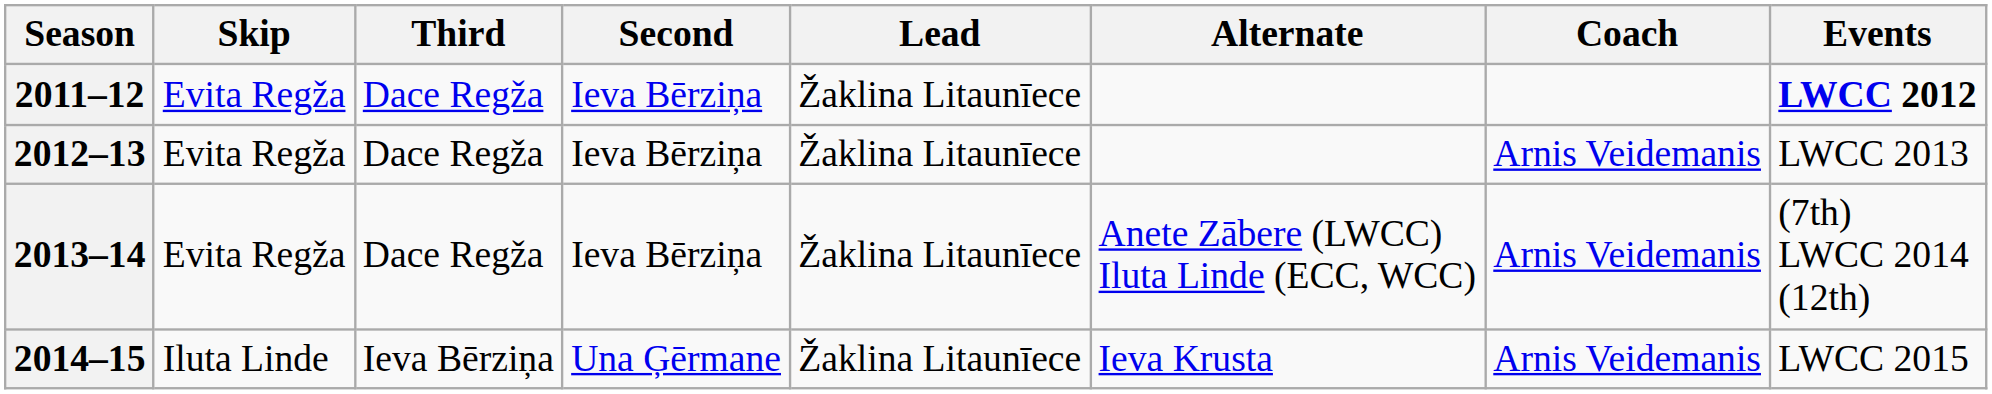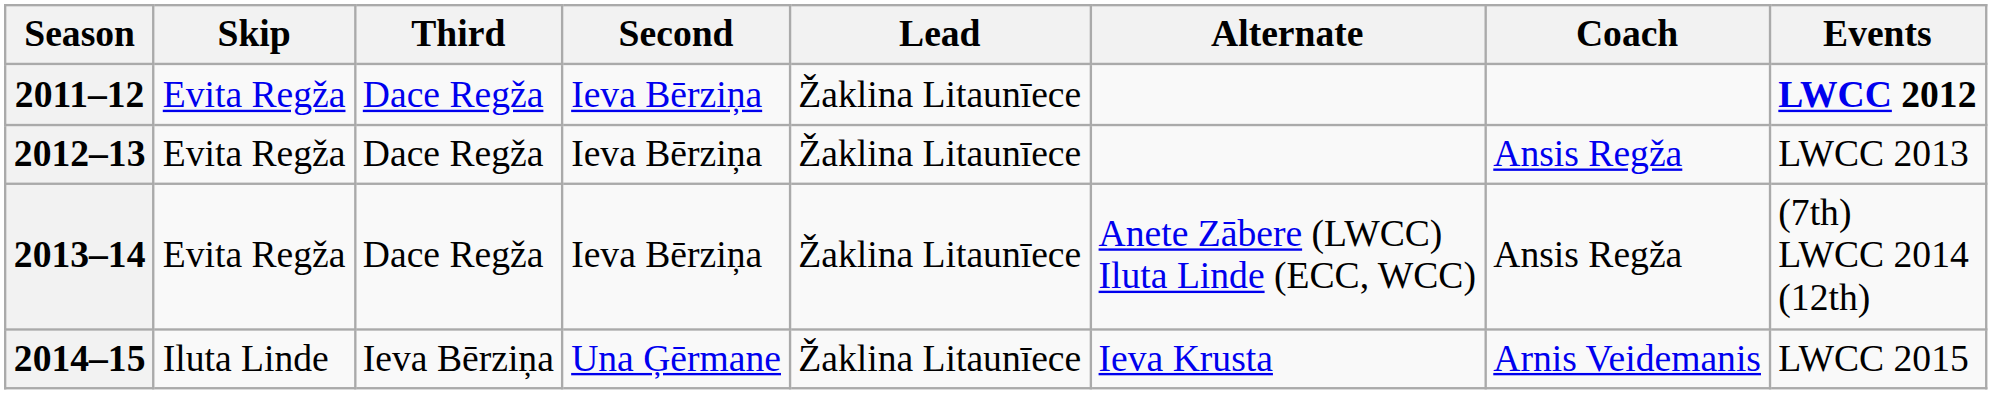(1627, 153) Arnis Veidemanis -> (1588, 153) Ansis Regža
(1627, 255) Arnis Veidemanis -> (1588, 255) Ansis Regža
